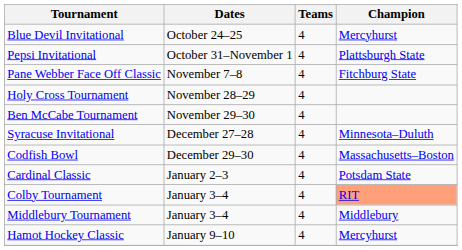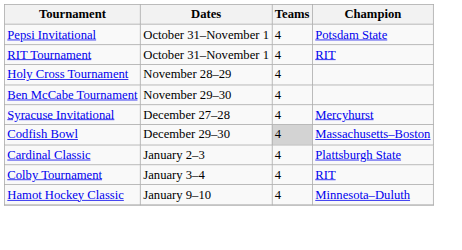- row: (66, 34)
(382, 54) Plattsburgh State -> (351, 34) Potsdam State
+ row: (49, 54)
- row: (84, 74)
(386, 134) Minnesota–Duluth -> (344, 114) Mercyhurst
(301, 154) no background -> (278, 134) lightgrey background
(375, 174) Potsdam State -> (358, 154) Plattsburgh State
(349, 194) lightsalmon background -> (325, 174) no background
- row: (69, 214)
(368, 235) Mercyhurst -> (363, 194) Minnesota–Duluth
